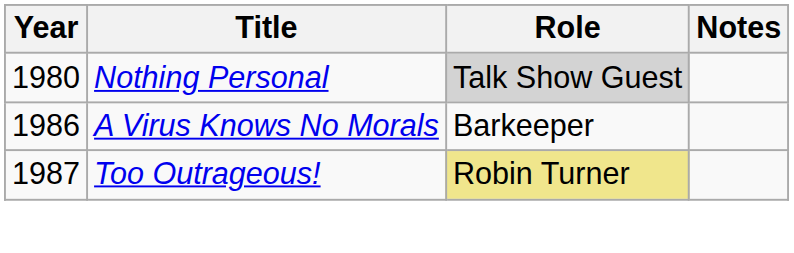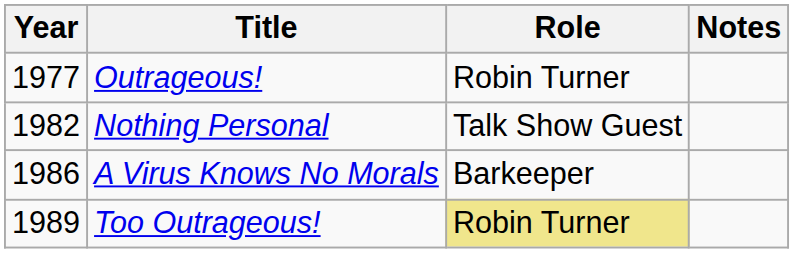+ row: (178, 77)
(46, 77) 1980 -> (46, 125) 1982
(568, 77) lightgrey background -> (568, 125) no background
(46, 174) 1987 -> (46, 222) 1989
